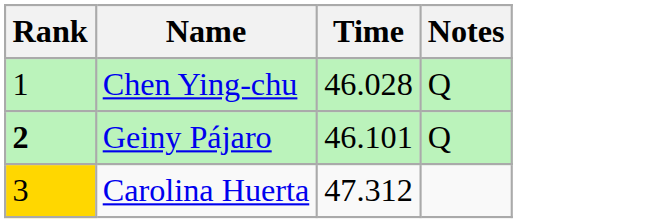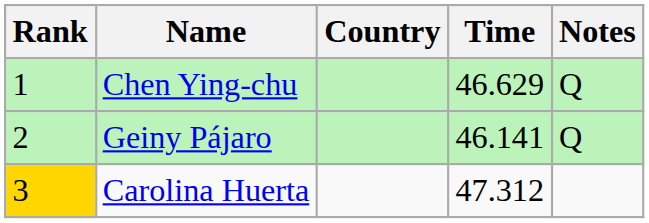+ column: (382, 31)
(368, 84) 46.028 -> (500, 84) 46.629
(21, 137) bold -> (21, 137) normal
(368, 137) 46.101 -> (500, 137) 46.141
